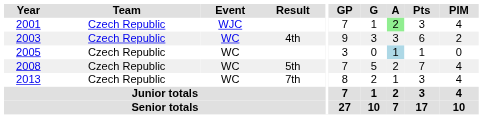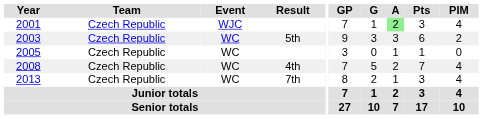(293, 38) 4th -> (293, 38) 5th
(395, 52) lightblue background -> (395, 52) no background
(293, 66) 5th -> (293, 66) 4th
